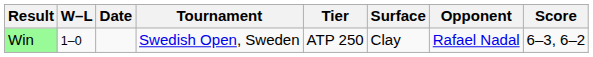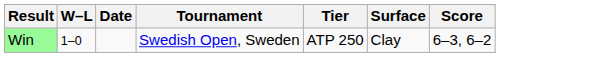- column: (476, 16)
